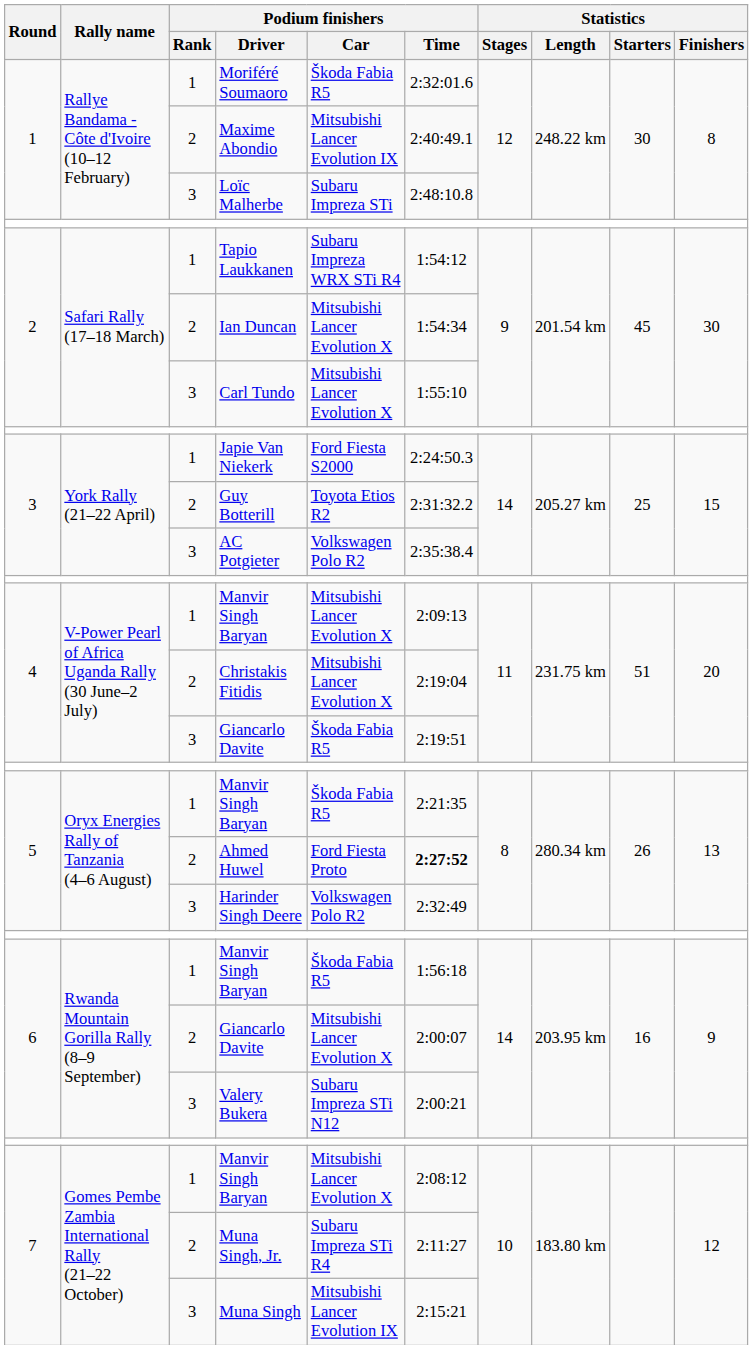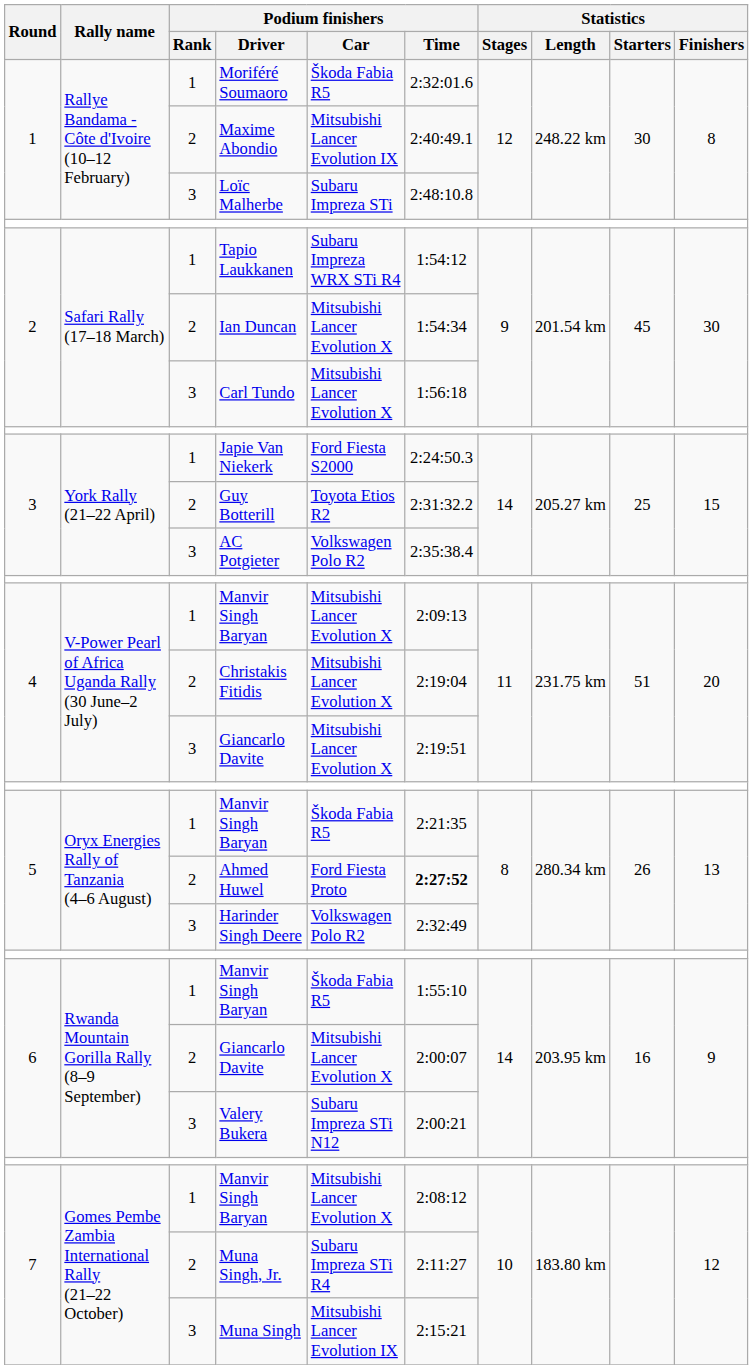(441, 392) 1:55:10 -> (441, 392) 1:56:18
(352, 738) Škoda Fabia R5 -> (352, 748) Mitsubishi Lancer Evolution X
(441, 971) 1:56:18 -> (441, 990) 1:55:10
